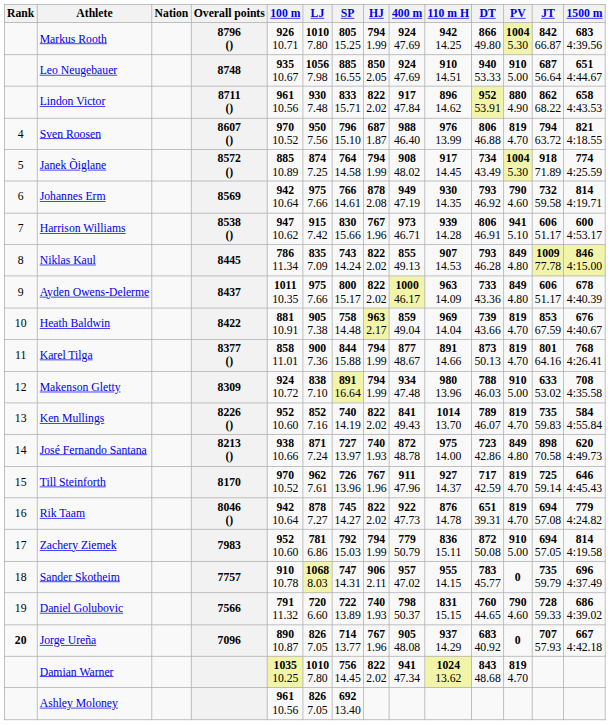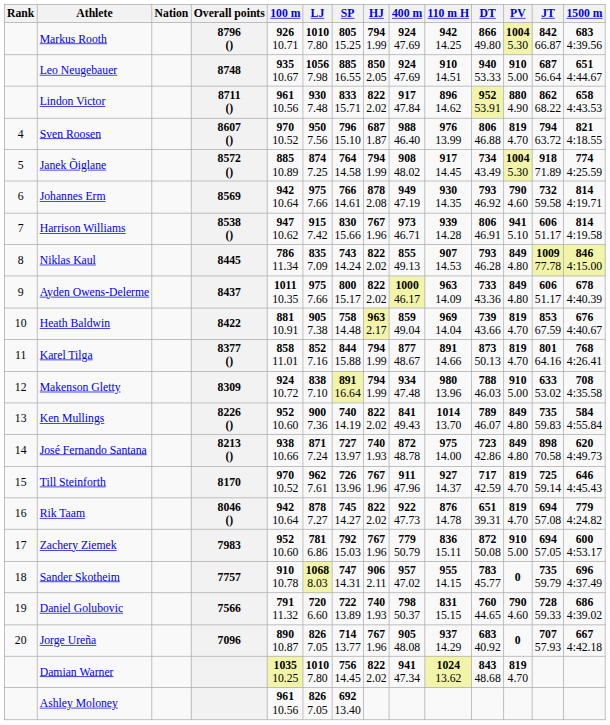(585, 228) 600 4:53.17 -> (585, 228) 814 4:19.58
(317, 355) 900 7.36 -> (317, 355) 852 7.16
(317, 418) 852 7.16 -> (317, 418) 900 7.36
(518, 418) 819 4.70 -> (518, 418) 849 4.80
(376, 545) 794 1.99 -> (376, 545) 767 1.96
(585, 545) 814 4:19.58 -> (585, 545) 600 4:53.17
(21, 640) bold -> (21, 640) normal
